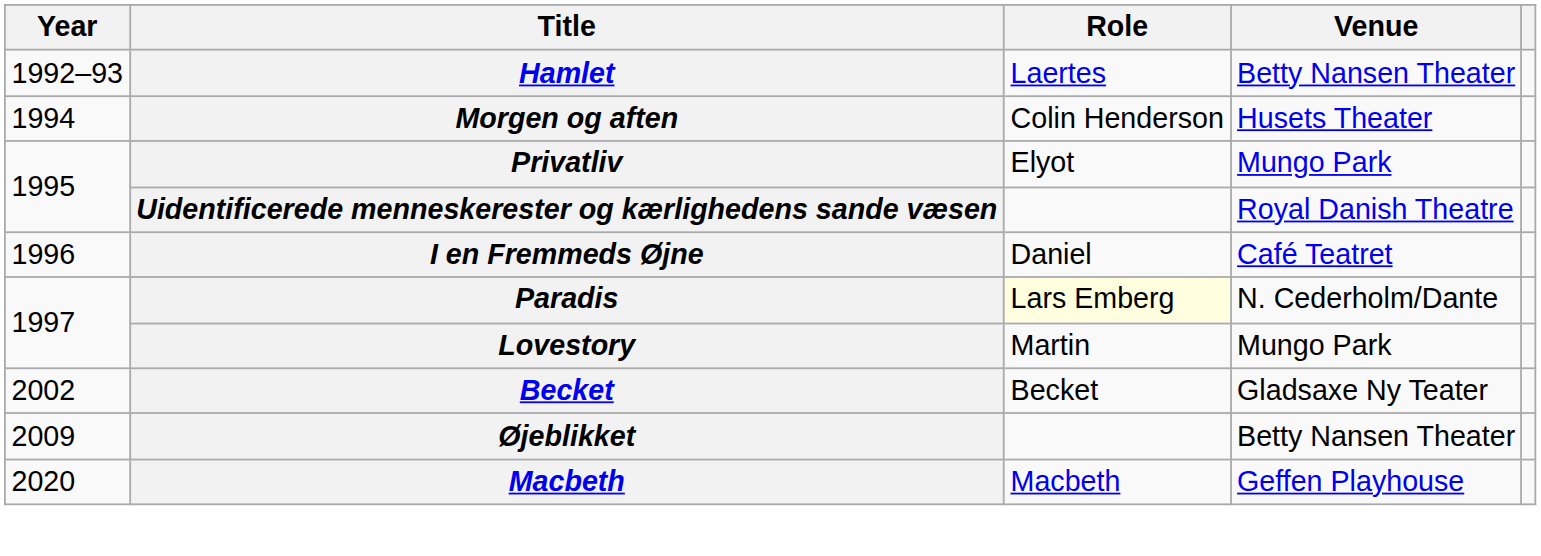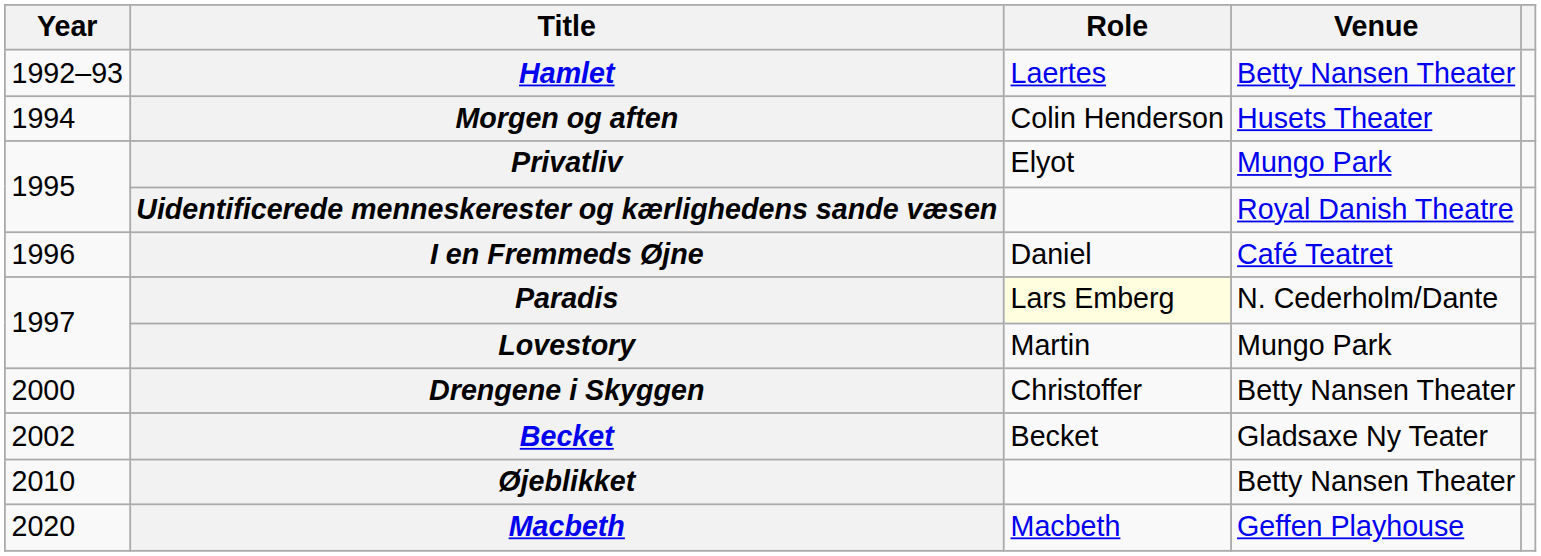+ row: (567, 390)
(43, 436) 2009 -> (43, 481) 2010
